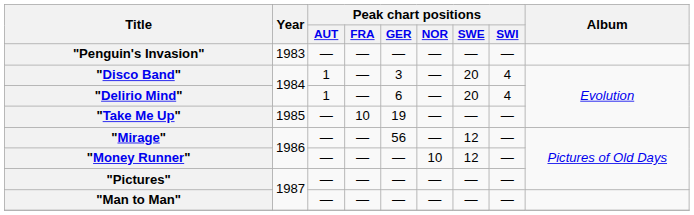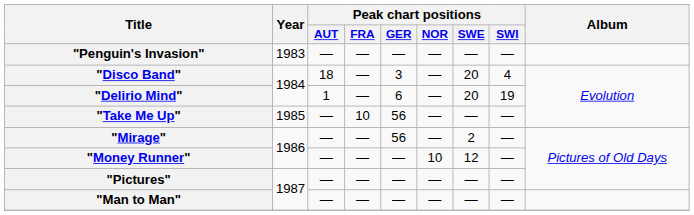(326, 75) 1 -> (326, 75) 18
(507, 95) 4 -> (507, 95) 19
(399, 116) 19 -> (399, 116) 56
(471, 137) 12 -> (471, 137) 2
